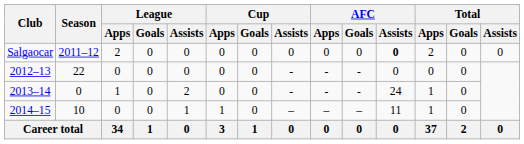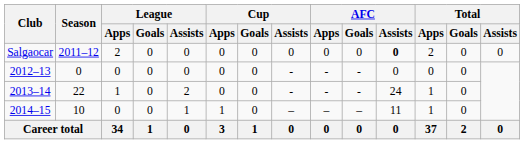(79, 72) 22 -> (79, 72) 0
(79, 91) 0 -> (79, 91) 22
